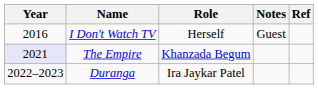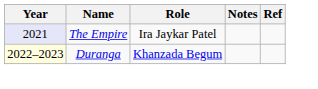- row: (112, 34)
(206, 53) Khanzada Begum -> (178, 34) Ira Jaykar Patel
(35, 73) no background -> (35, 53) lightyellow background
(206, 73) Ira Jaykar Patel -> (178, 53) Khanzada Begum
